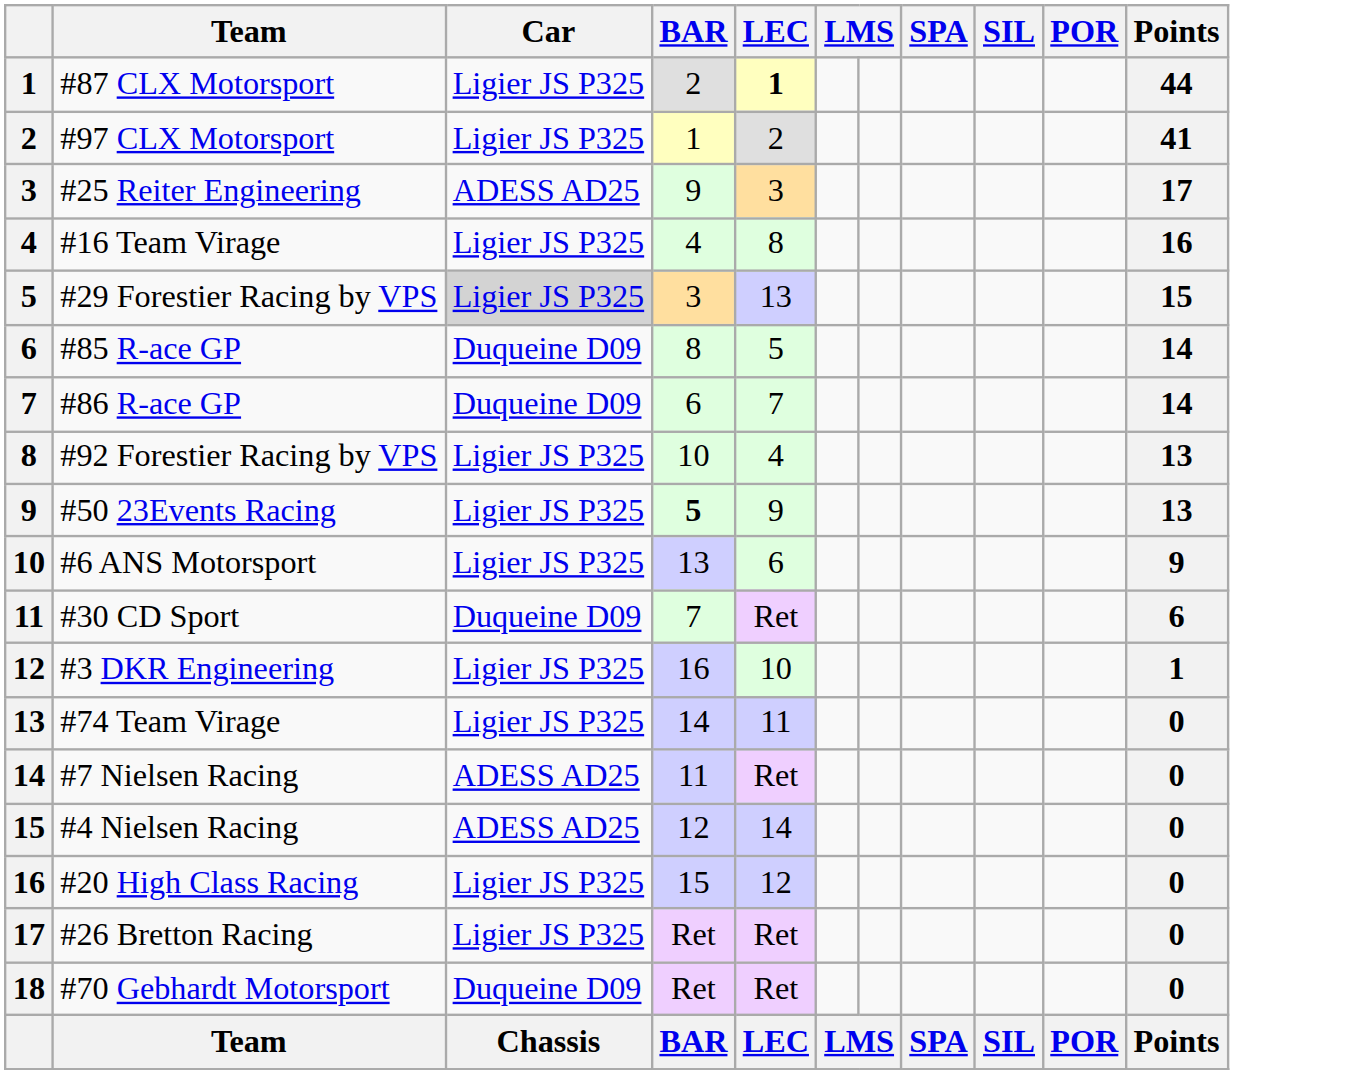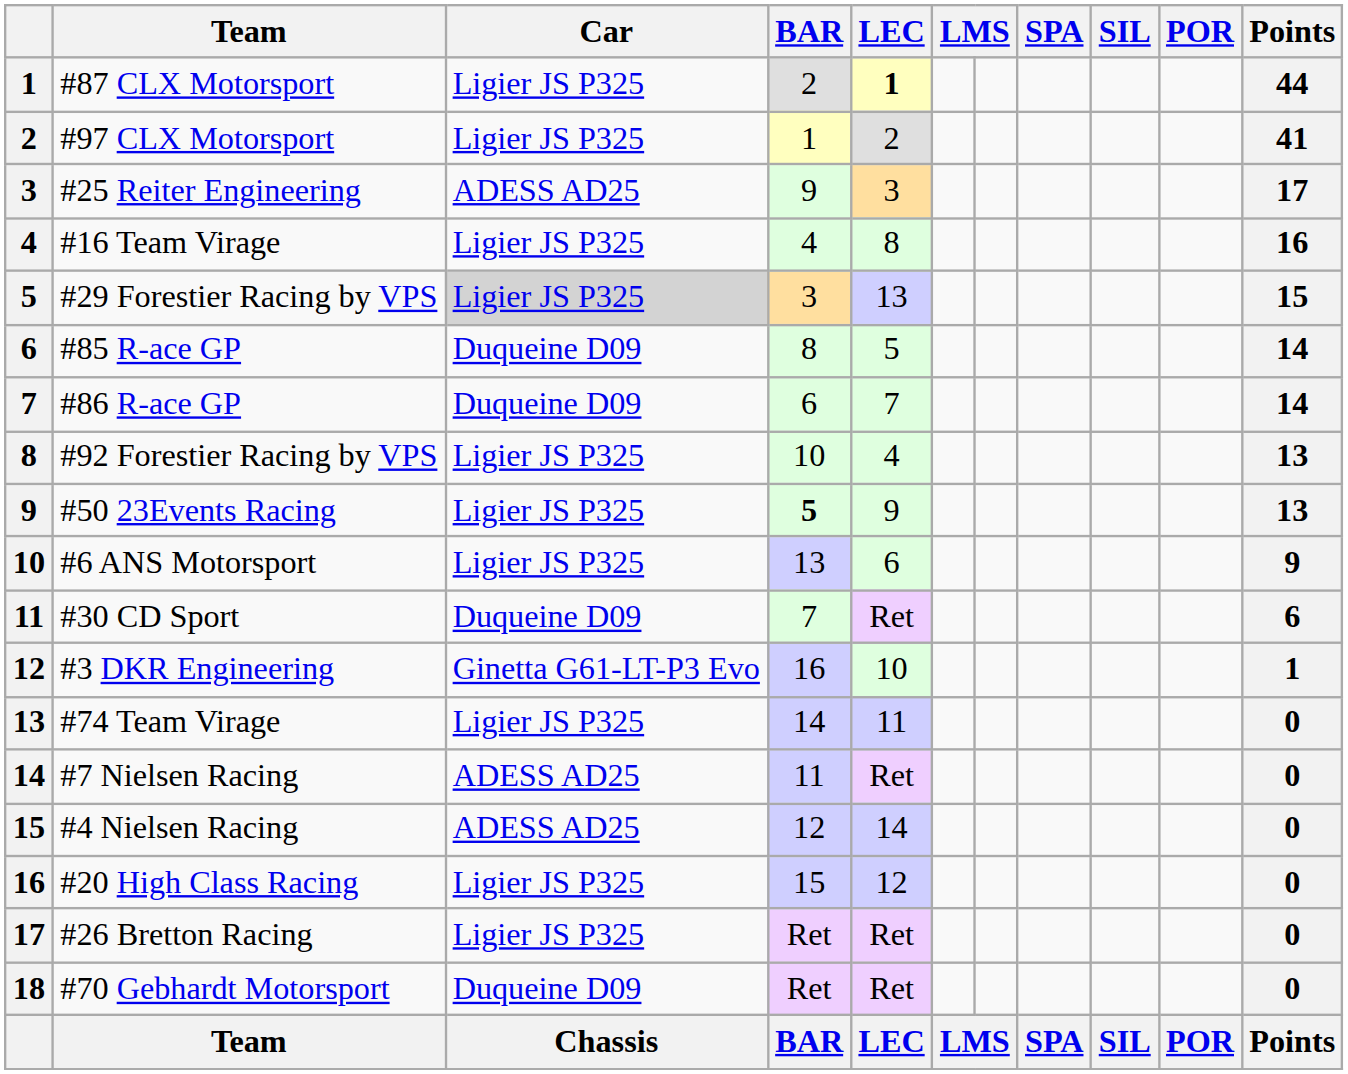(548, 668) Ligier JS P325 -> (606, 668) Ginetta G61-LT-P3 Evo
